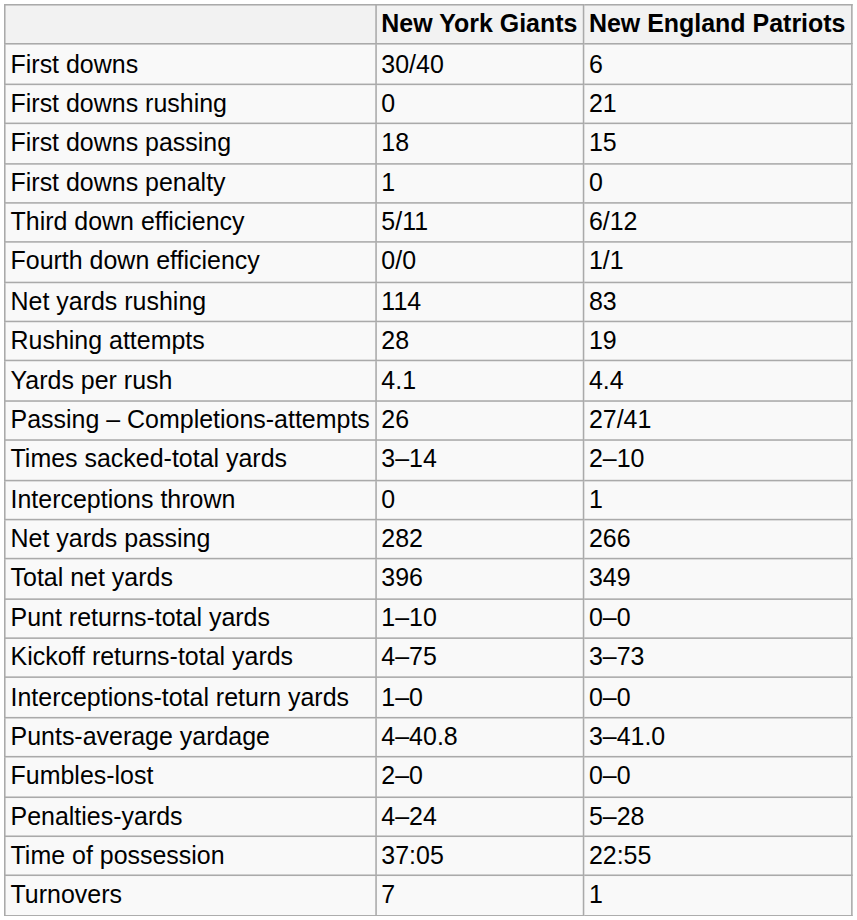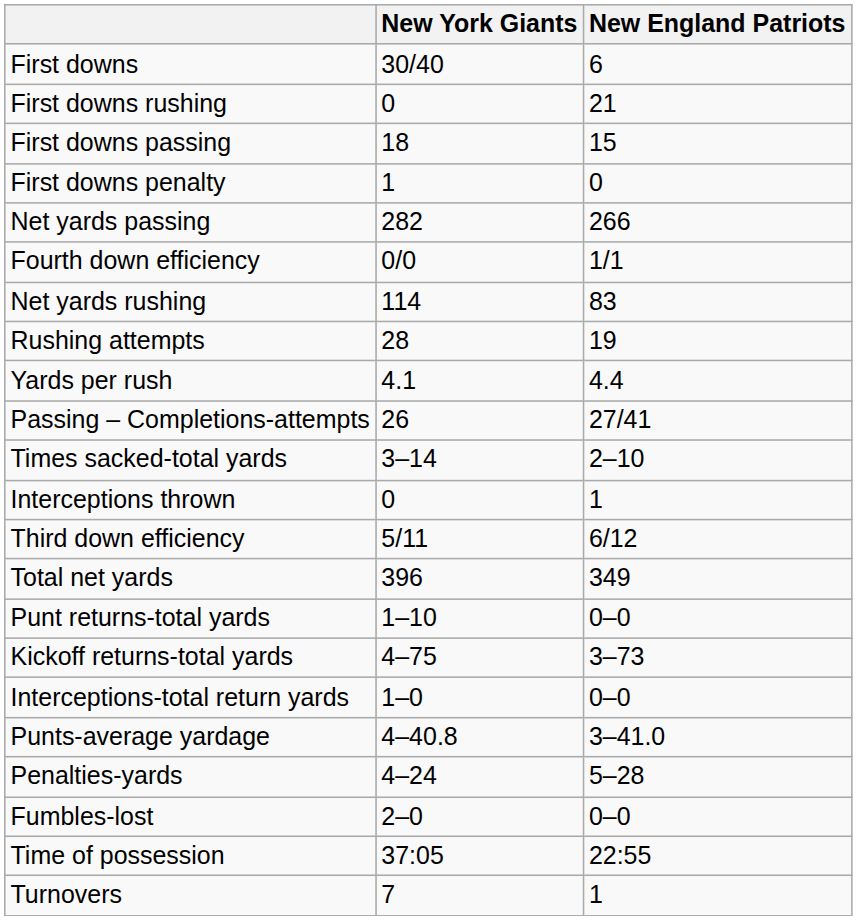rows swapped: (128, 222) <-> (110, 538)
rows swapped: (82, 776) <-> (97, 815)
